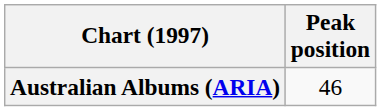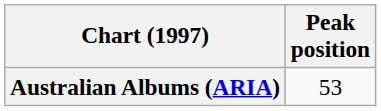(330, 86) 46 -> (330, 86) 53
